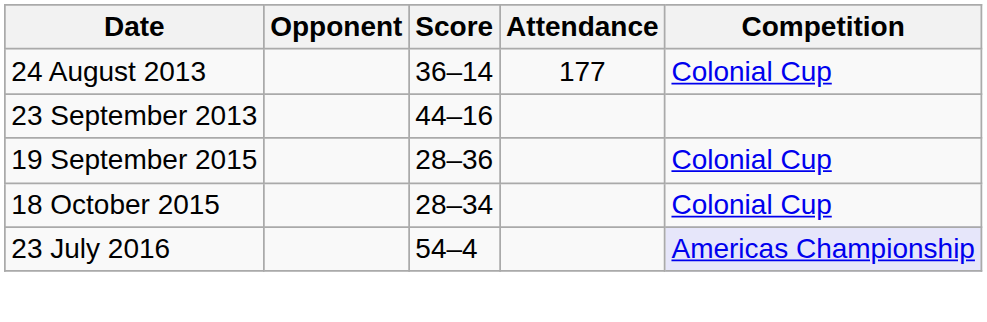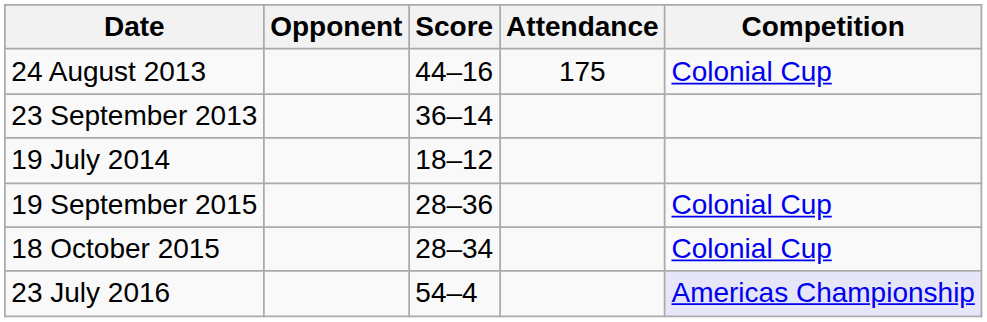(454, 71) 36–14 -> (454, 71) 44–16
(582, 71) 177 -> (582, 71) 175
(454, 115) 44–16 -> (454, 115) 36–14
+ row: (91, 159)
